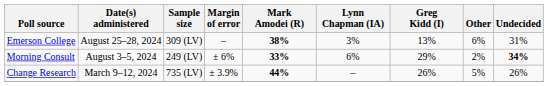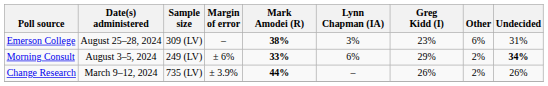(427, 41) 13% -> (427, 41) 23%
(478, 73) 5% -> (478, 73) 2%
